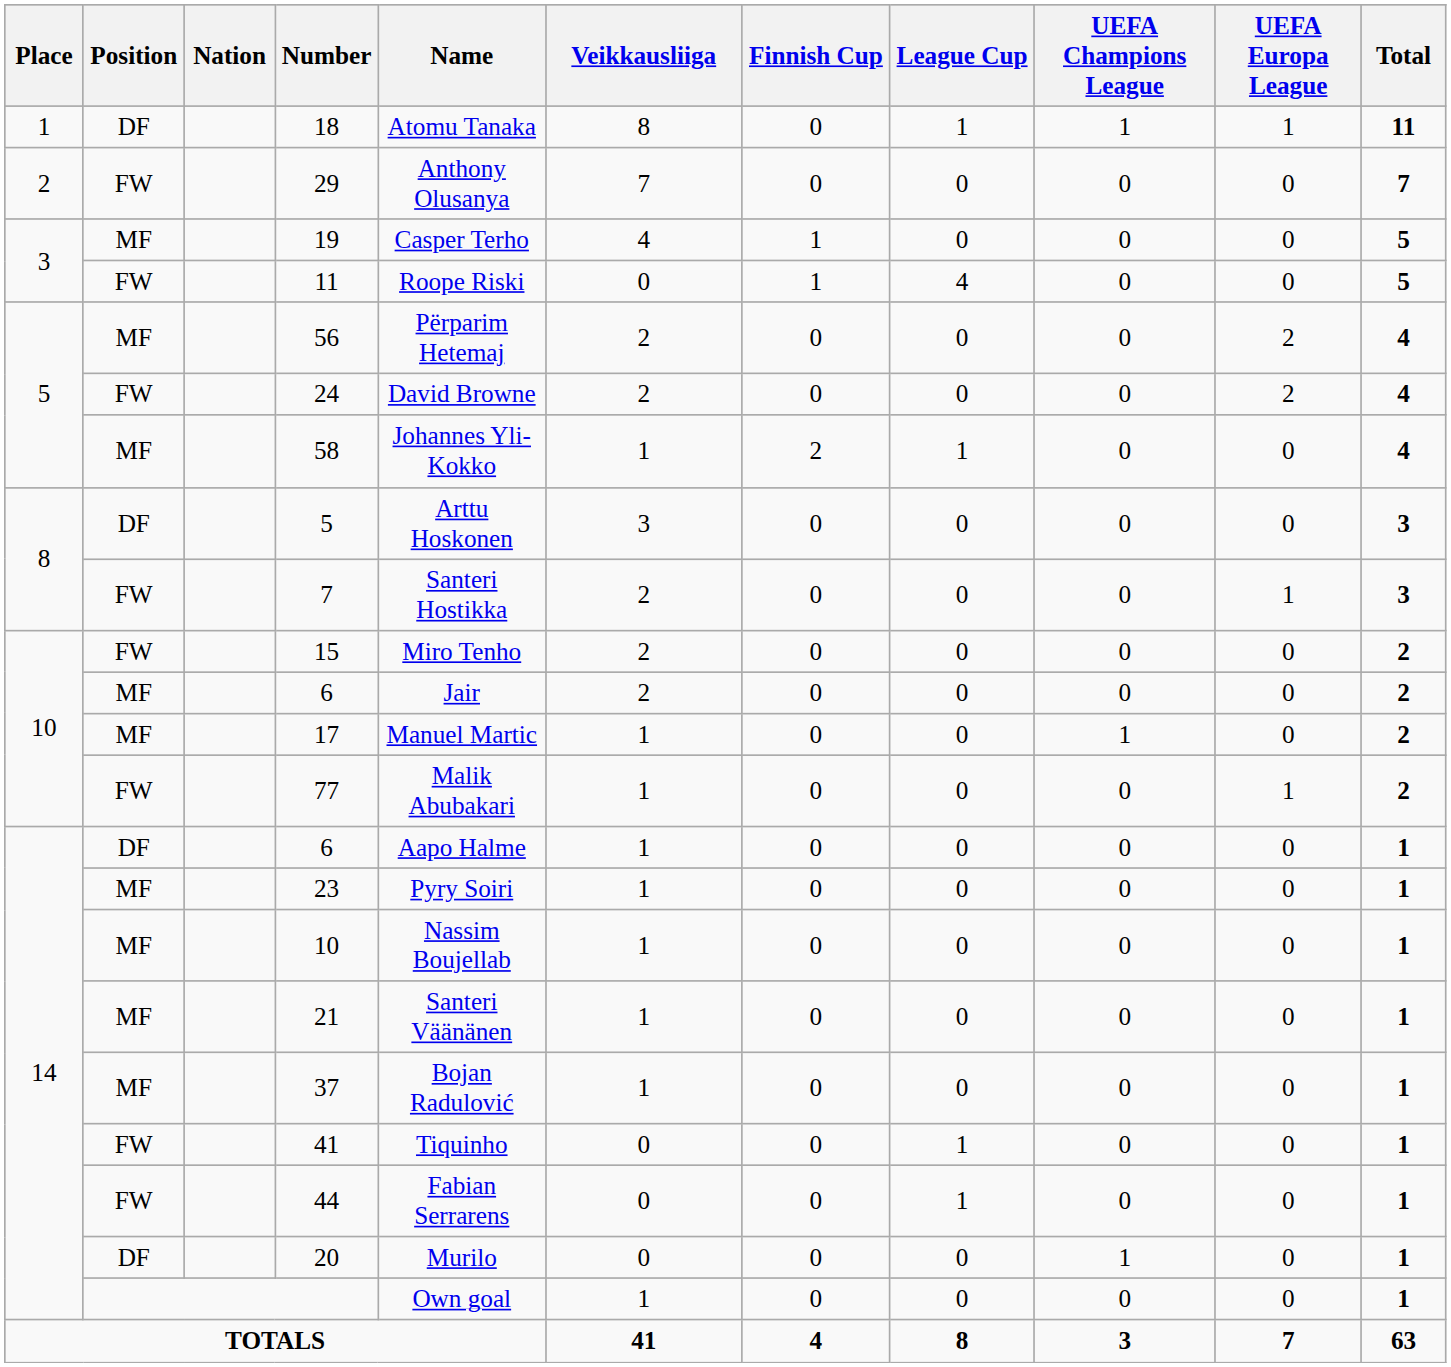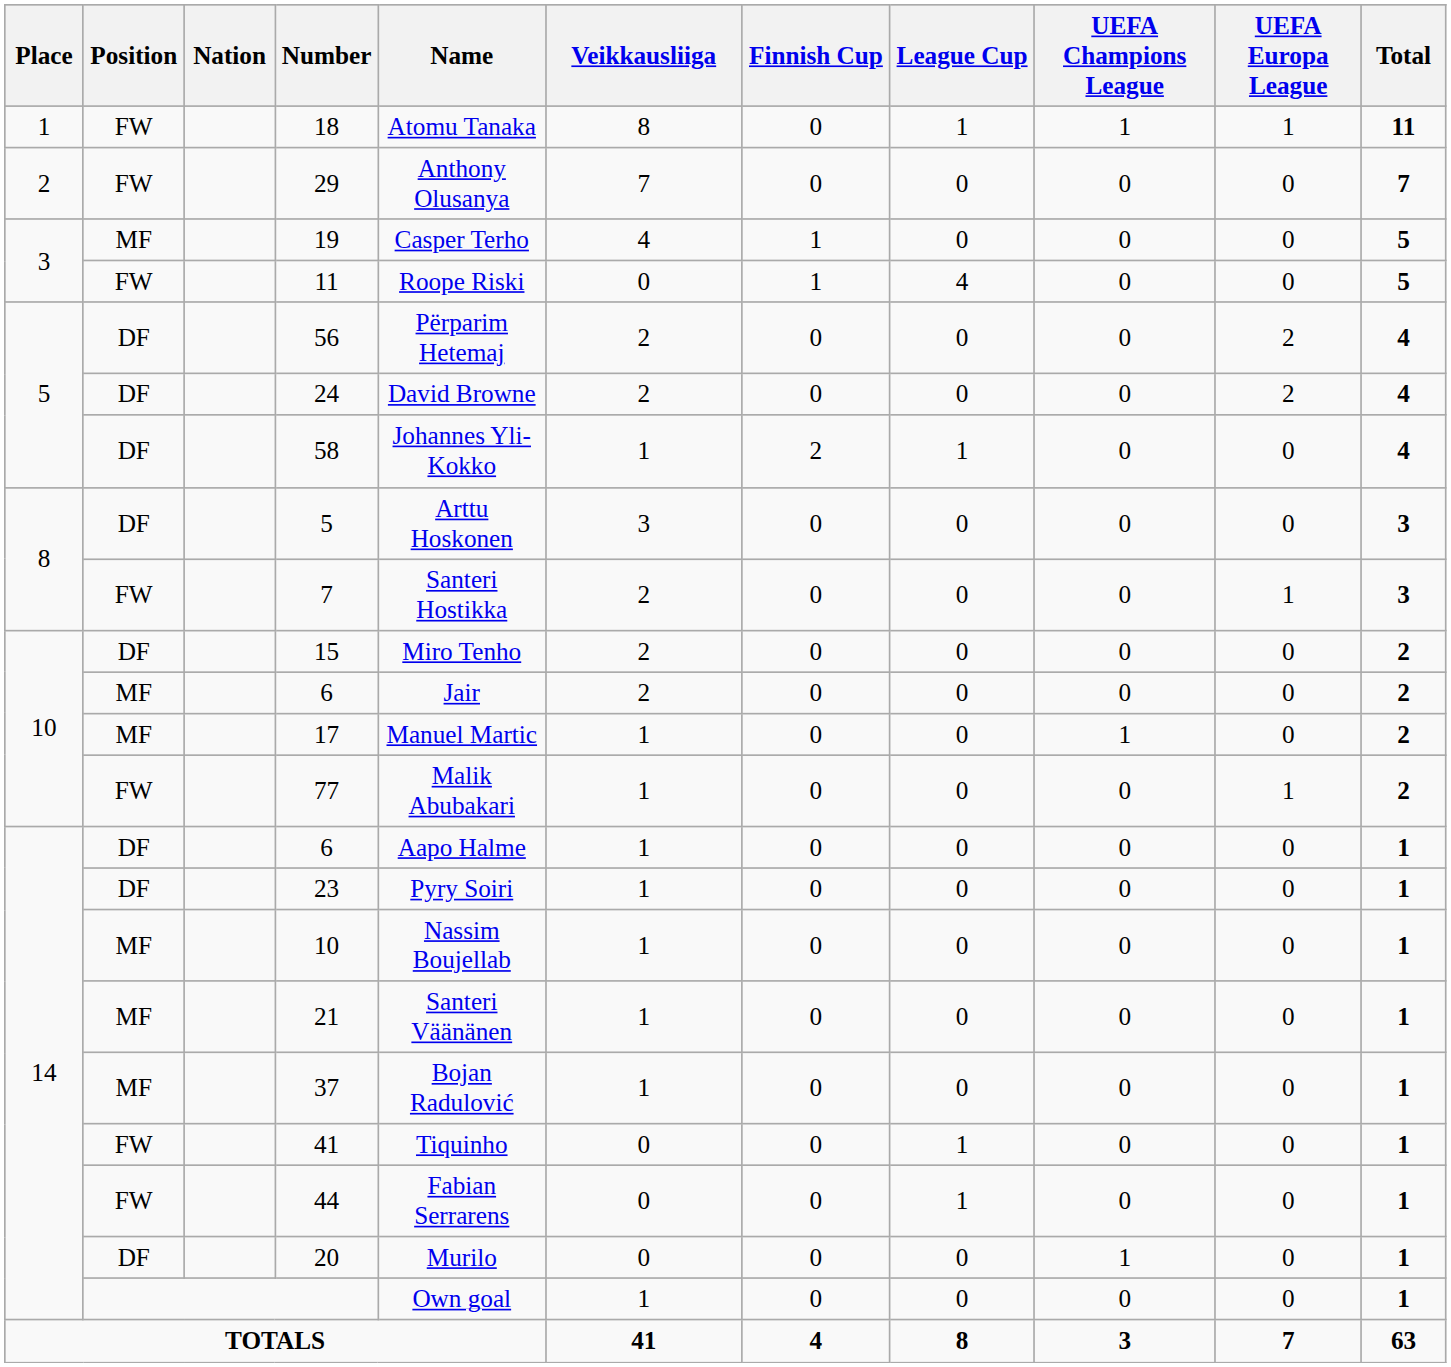(134, 126) DF -> (134, 126) FW
(134, 338) MF -> (134, 338) DF
(134, 394) FW -> (134, 394) DF
(134, 451) MF -> (134, 451) DF
(134, 650) FW -> (134, 650) DF
(134, 888) MF -> (134, 888) DF
